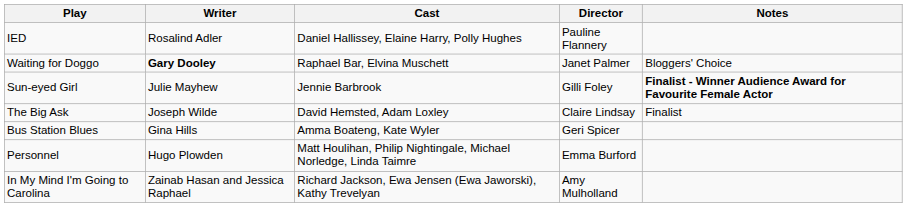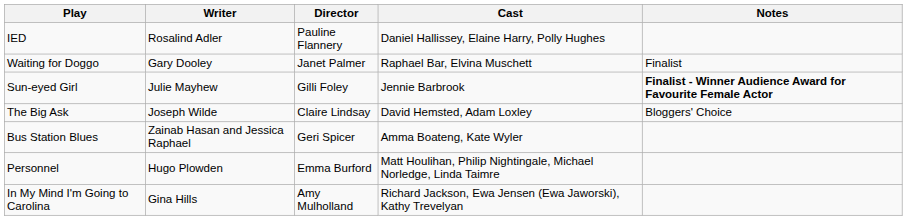columns swapped: (601, 13) <-> (427, 13)
(182, 63) bold -> (180, 63) normal
(689, 63) Bloggers' Choice -> (663, 63) Finalist
(663, 112) Finalist -> (689, 112) Bloggers' Choice
(173, 130) Gina Hills -> (216, 137) Zainab Hasan and Jessica Raphael
(216, 186) Zainab Hasan and Jessica Raphael -> (173, 199) Gina Hills
